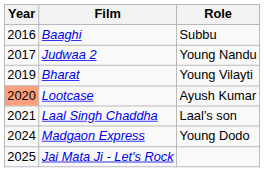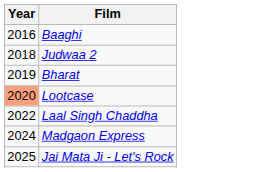- column: (218, 14)
(22, 55) 2017 -> (22, 55) 2018
(22, 116) 2021 -> (22, 116) 2022
